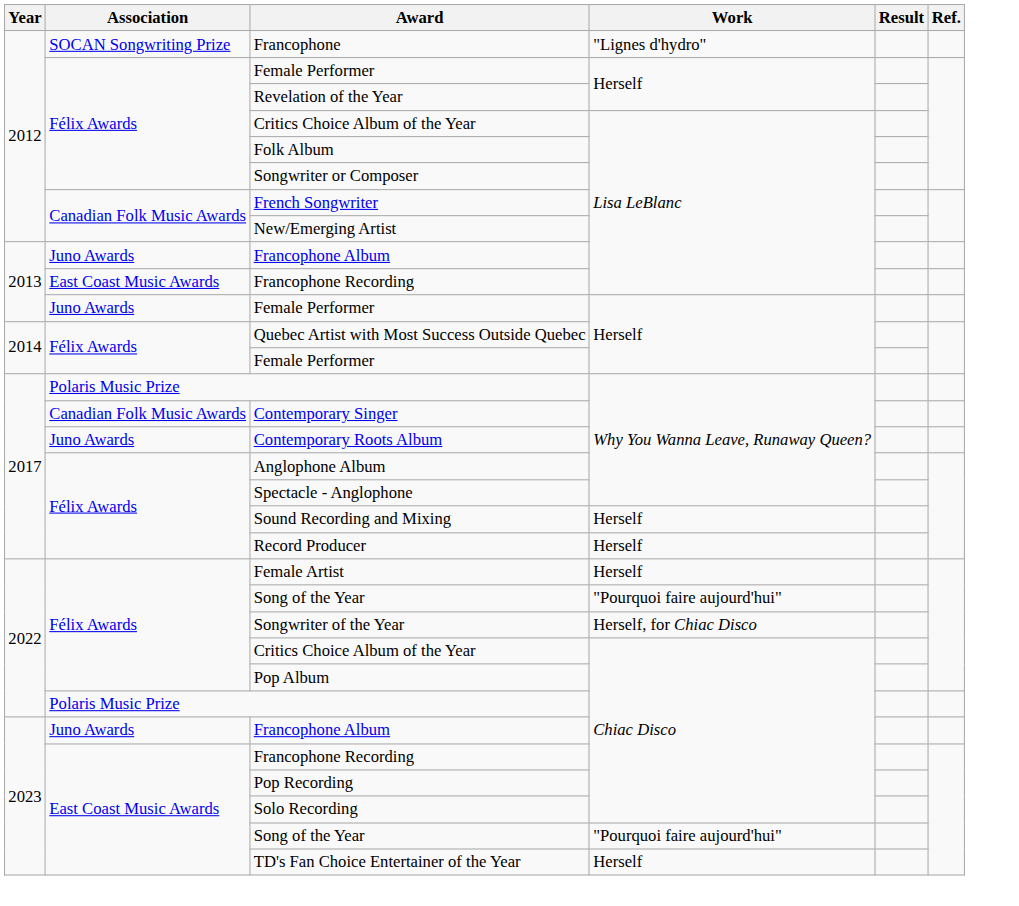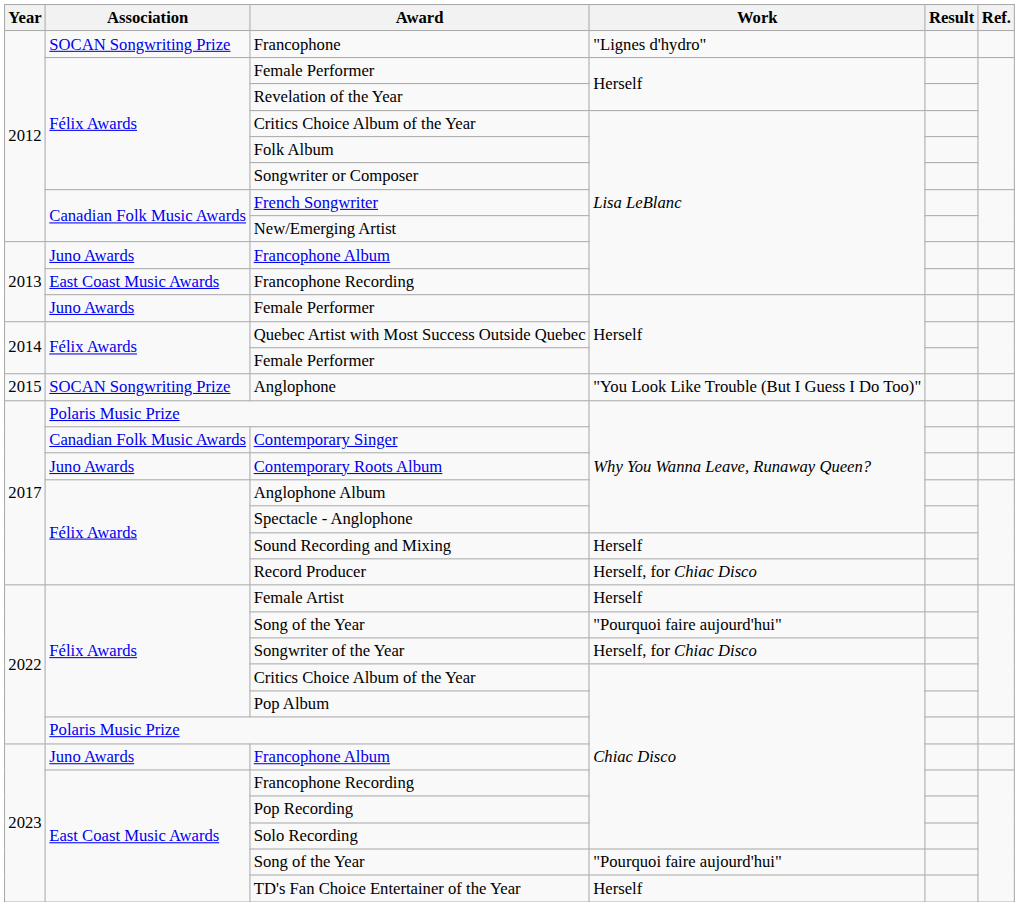+ row: (25, 387)
(618, 545) Herself -> (675, 571) Herself, for Chiac Disco
